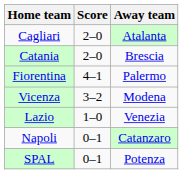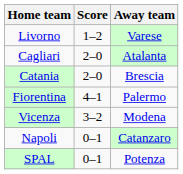+ row: (39, 35)
- row: (39, 117)
